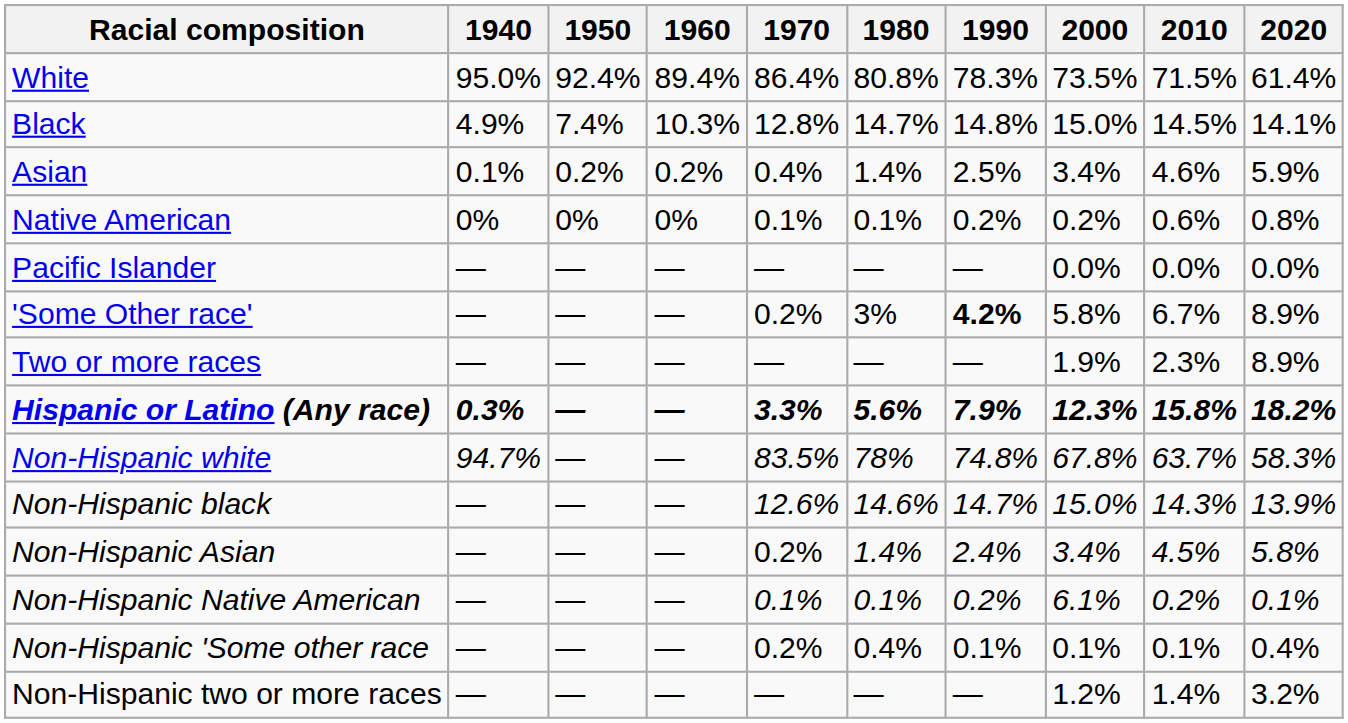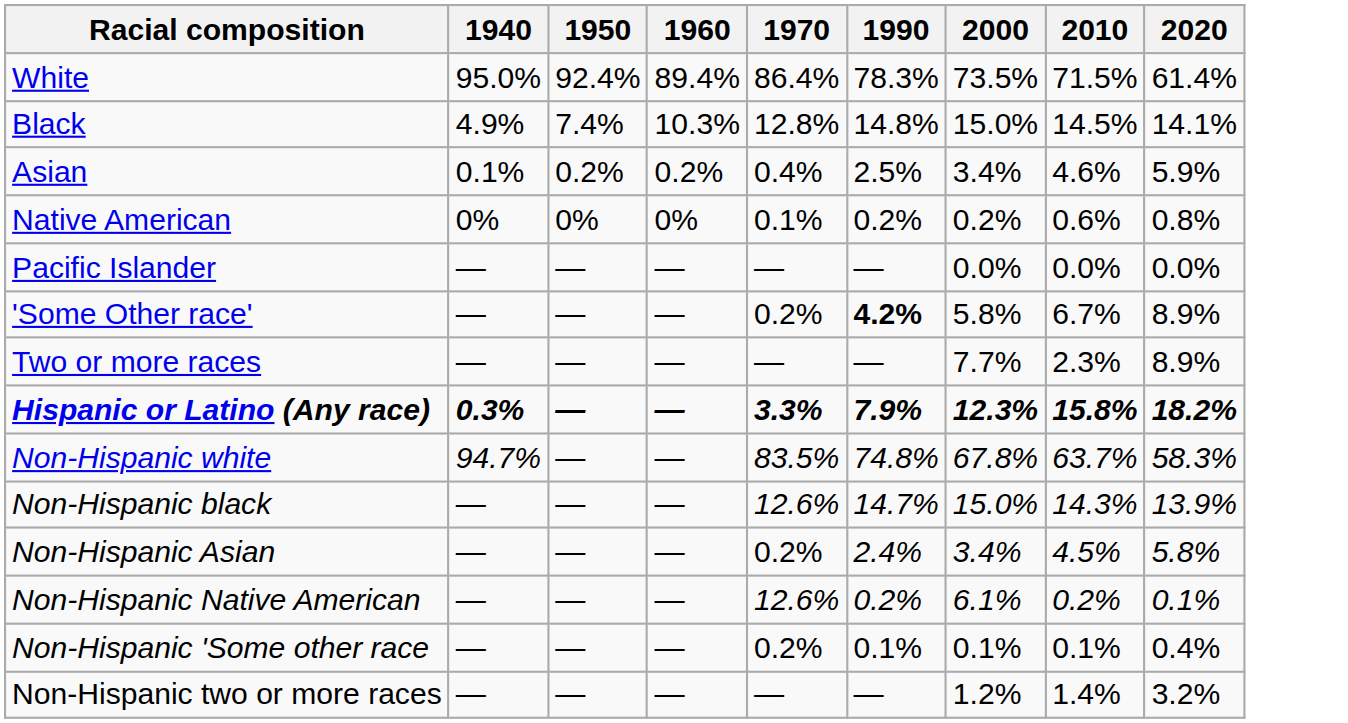- column: (896, 29)
(1087, 362) 1.9% -> (987, 362) 7.7%
(788, 600) 0.1% -> (797, 600) 12.6%
